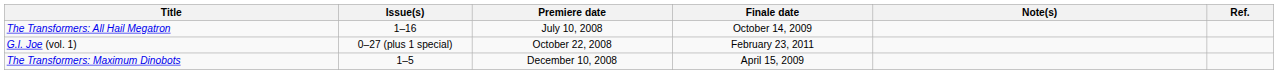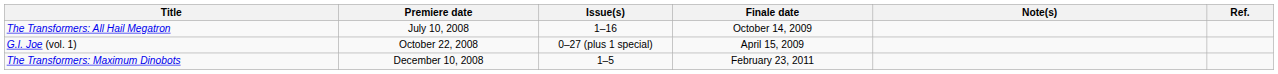columns swapped: (405, 12) <-> (572, 12)
(772, 45) February 23, 2011 -> (772, 45) April 15, 2009
(772, 61) April 15, 2009 -> (772, 61) February 23, 2011
